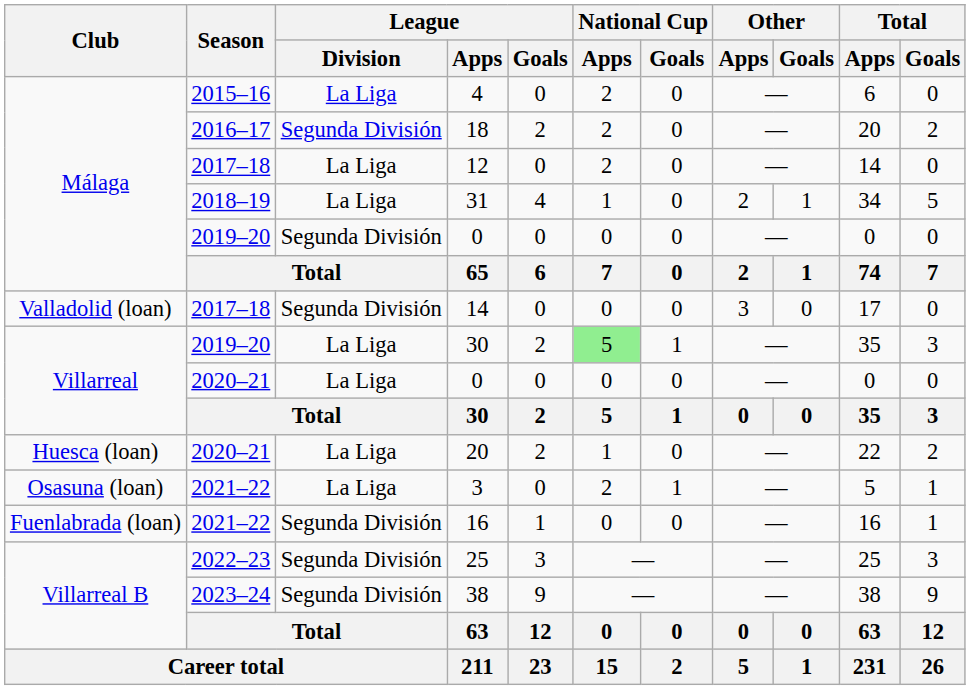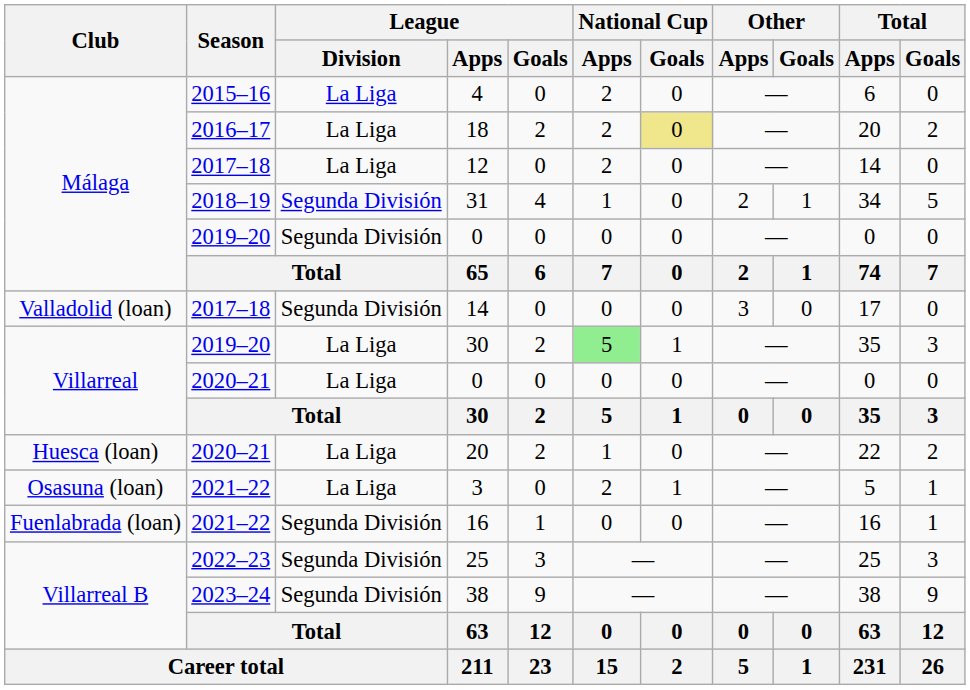(361, 129) Segunda División -> (361, 129) La Liga
(677, 129) no background -> (677, 129) khaki background
(361, 201) La Liga -> (361, 201) Segunda División
